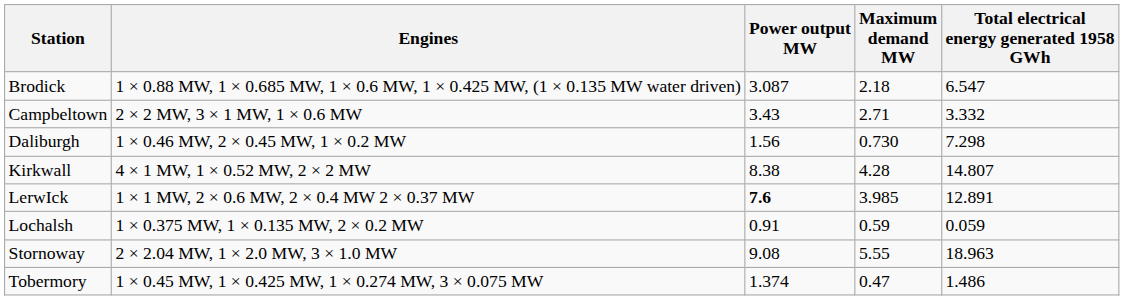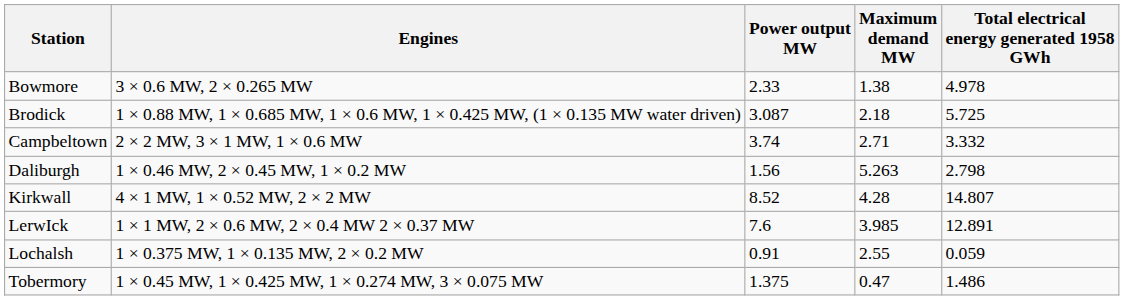+ row: (43, 85)
(965, 85) 6.547 -> (965, 113) 5.725
(764, 113) 3.43 -> (764, 141) 3.74
(879, 141) 0.730 -> (879, 169) 5.263
(965, 141) 7.298 -> (965, 169) 2.798
(764, 169) 8.38 -> (764, 197) 8.52
(760, 197) bold -> (760, 225) normal
(874, 225) 0.59 -> (874, 253) 2.55
- row: (47, 253)
(769, 281) 1.374 -> (769, 281) 1.375
